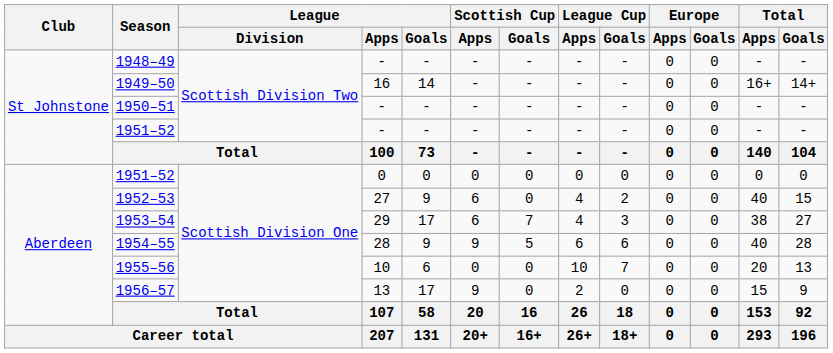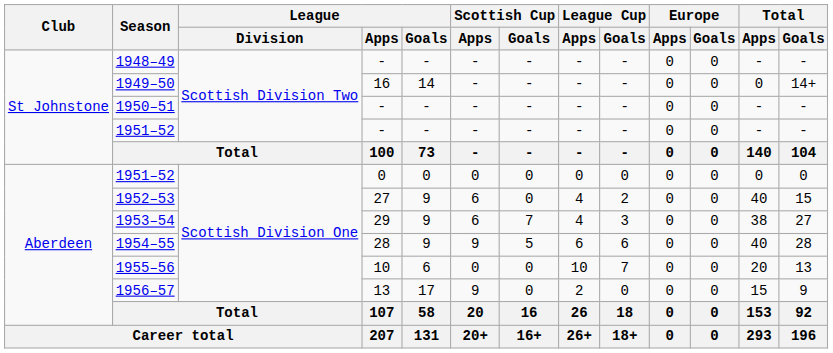(759, 85) 16+ -> (759, 85) 0
(426, 222) 17 -> (426, 222) 9
